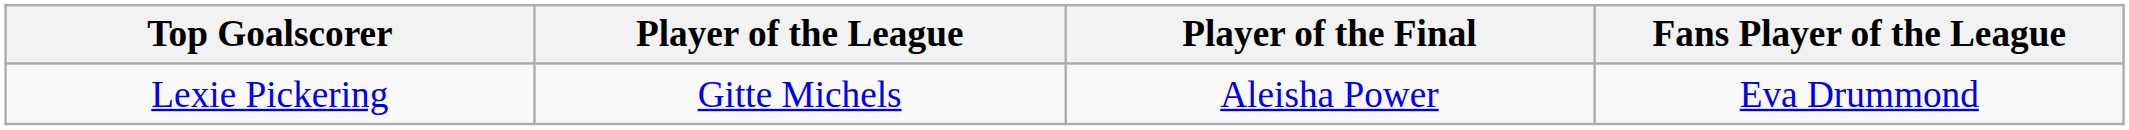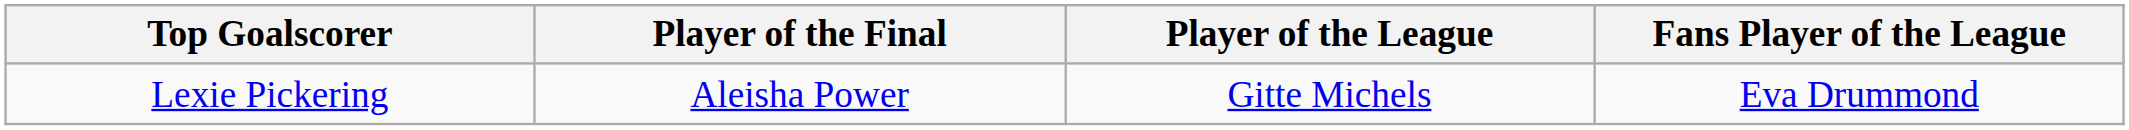columns swapped: (800, 34) <-> (1329, 34)
